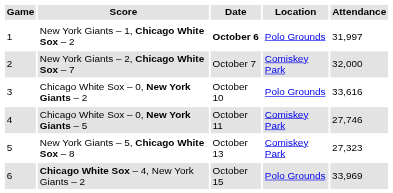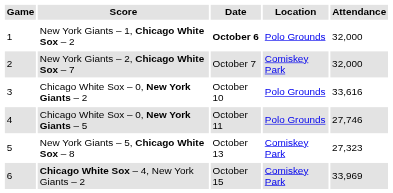(347, 36) 31,997 -> (347, 36) 32,000
(287, 120) Comiskey Park -> (295, 120) Polo Grounds
(295, 176) Polo Grounds -> (287, 176) Comiskey Park
